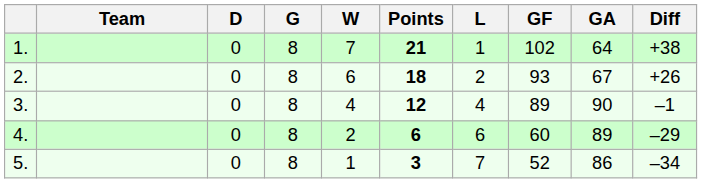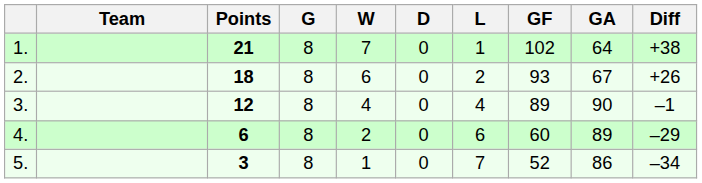columns swapped: (416, 18) <-> (236, 18)
